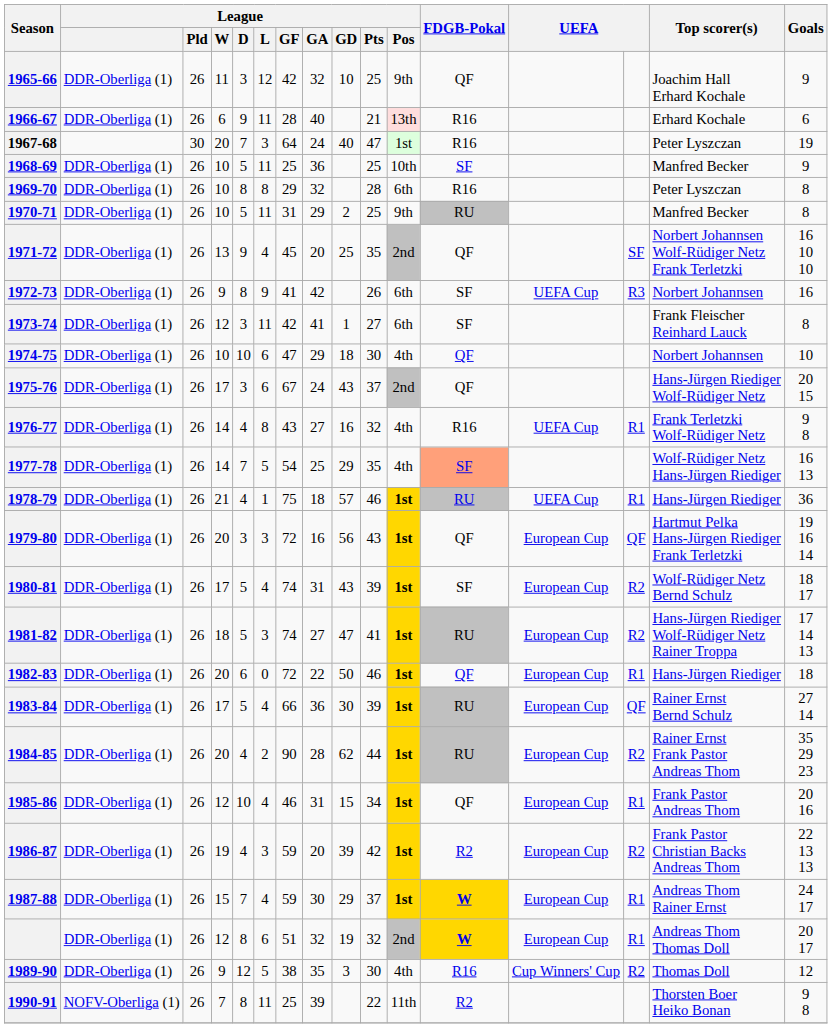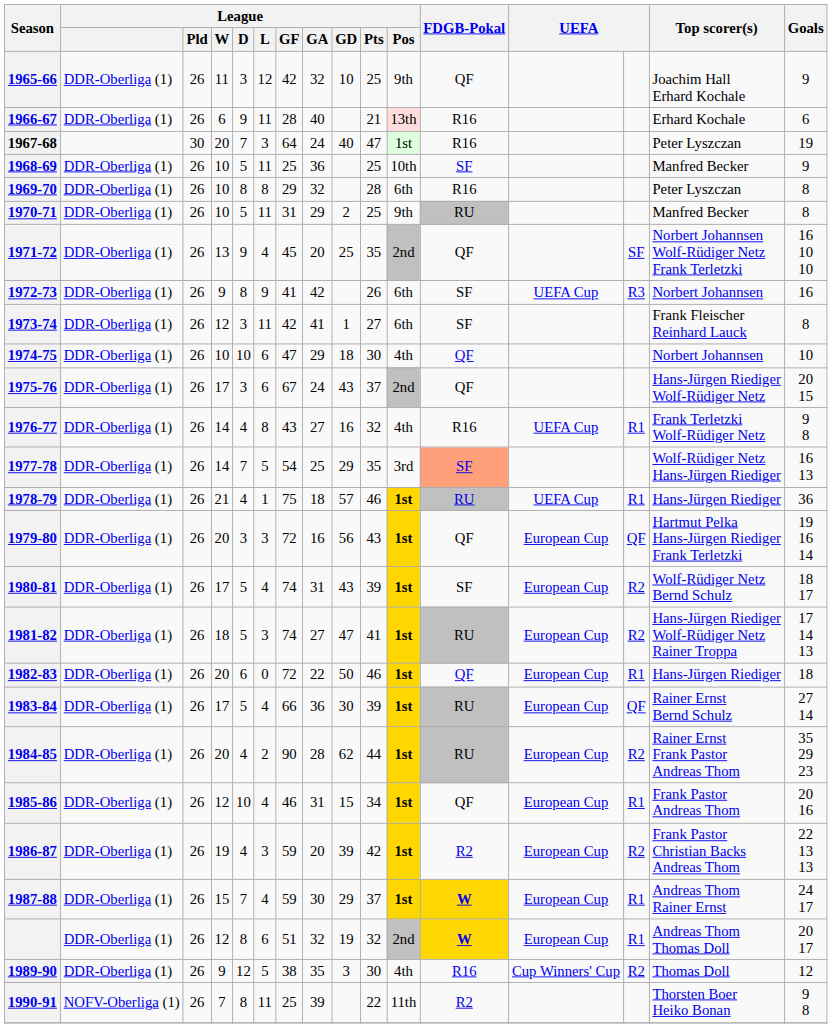(403, 467) 4th -> (403, 467) 3rd
